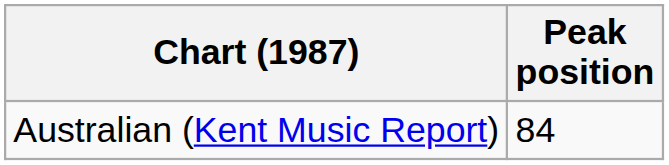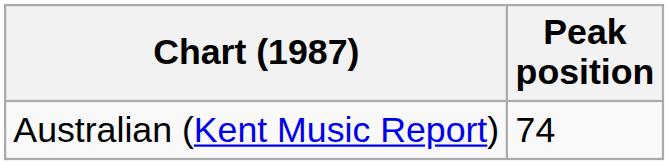(535, 129) 84 -> (535, 129) 74
